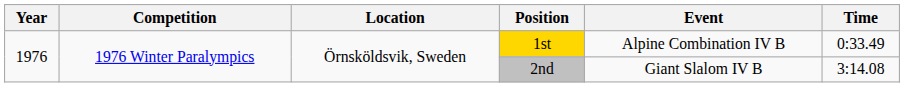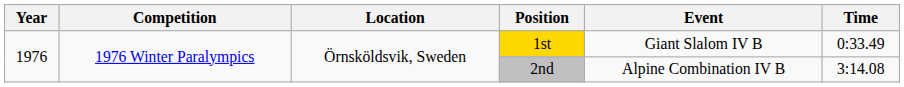(704, 43) Alpine Combination IV B -> (704, 43) Giant Slalom IV B
(704, 69) Giant Slalom IV B -> (704, 69) Alpine Combination IV B
